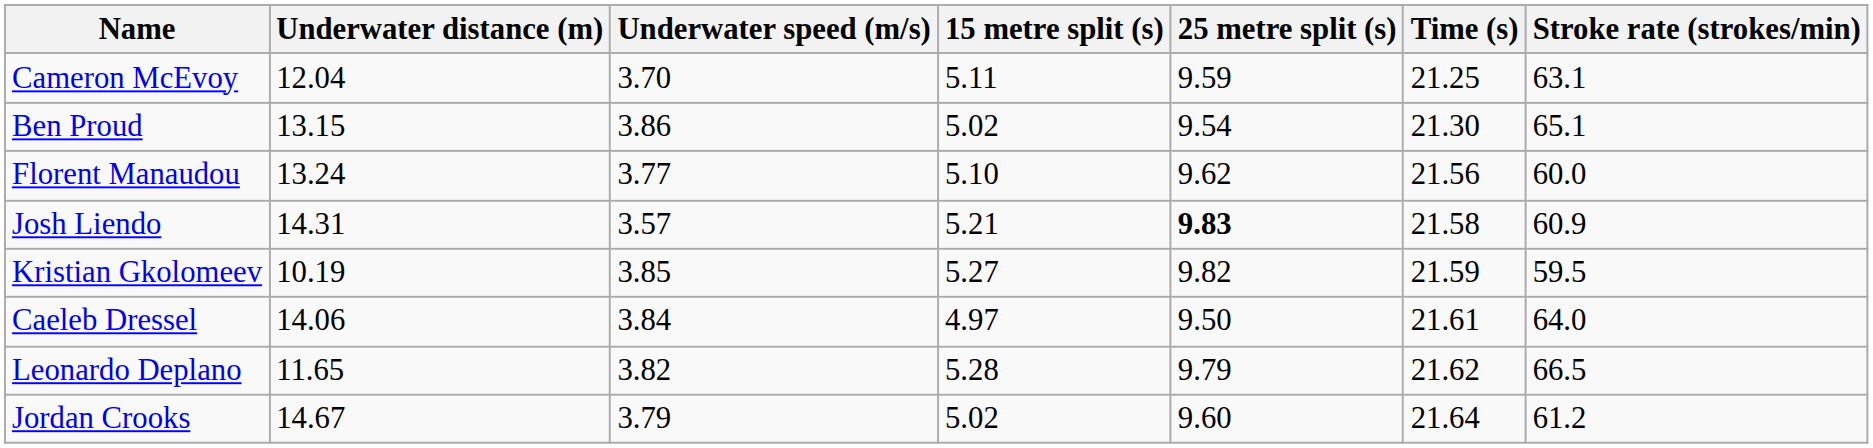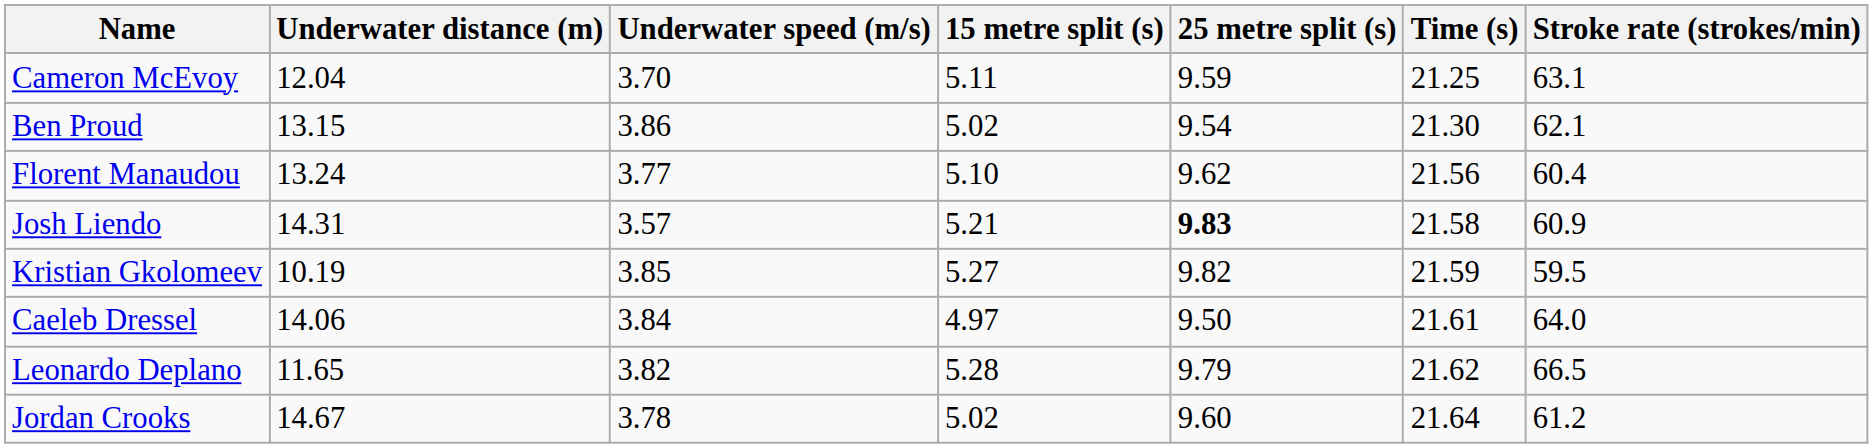(1560, 126) 65.1 -> (1560, 126) 62.1
(1560, 175) 60.0 -> (1560, 175) 60.4
(644, 418) 3.79 -> (644, 418) 3.78
